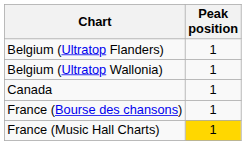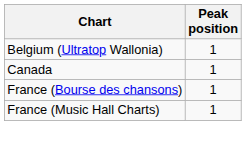- row: (86, 49)
(213, 130) gold background -> (213, 110) no background
